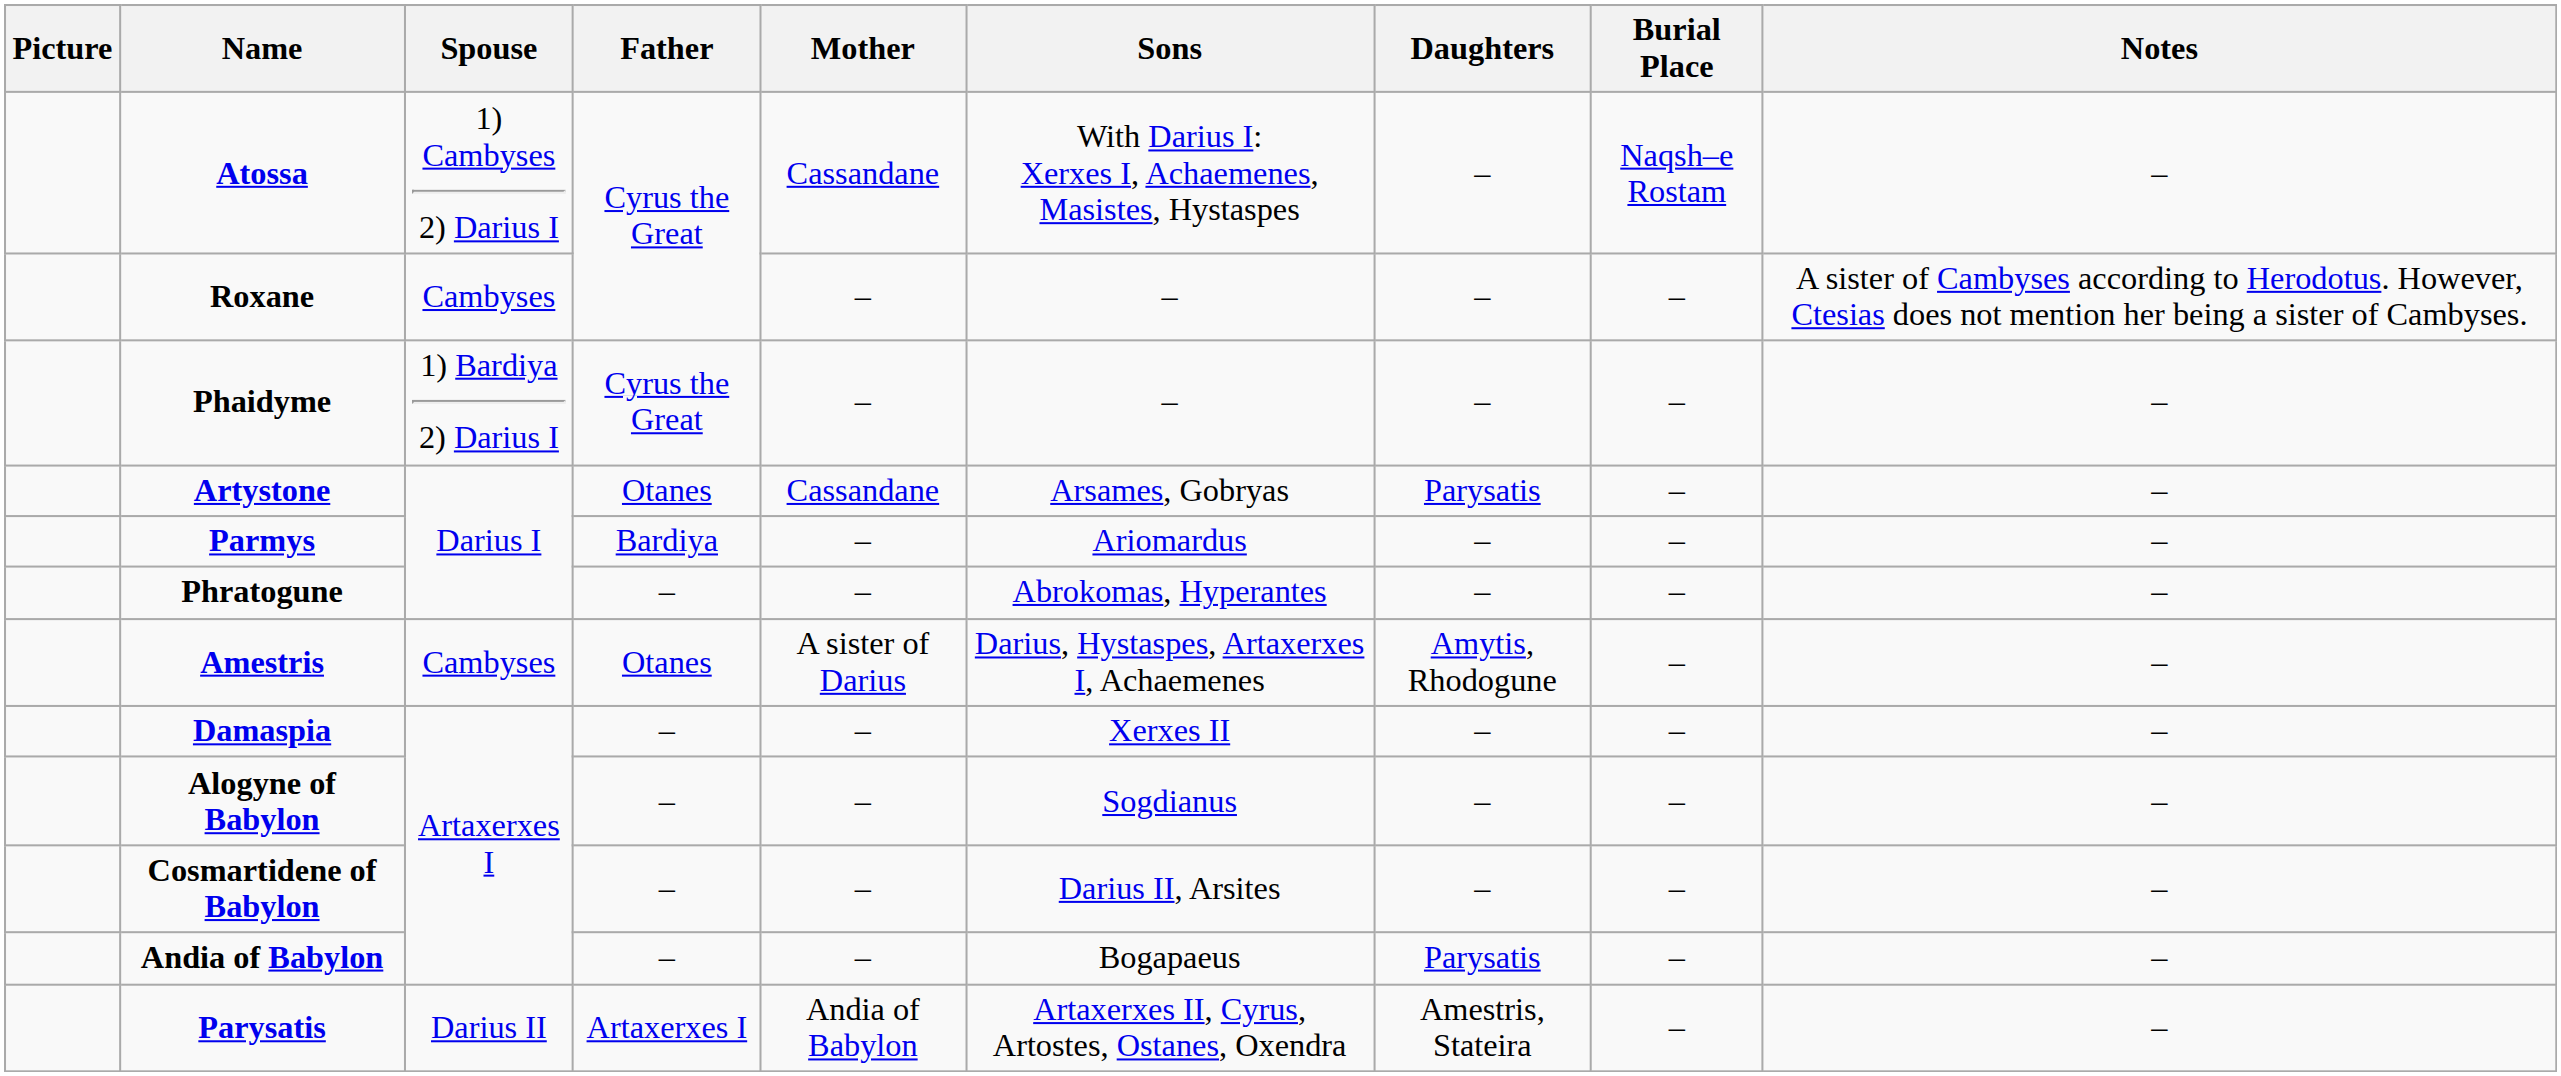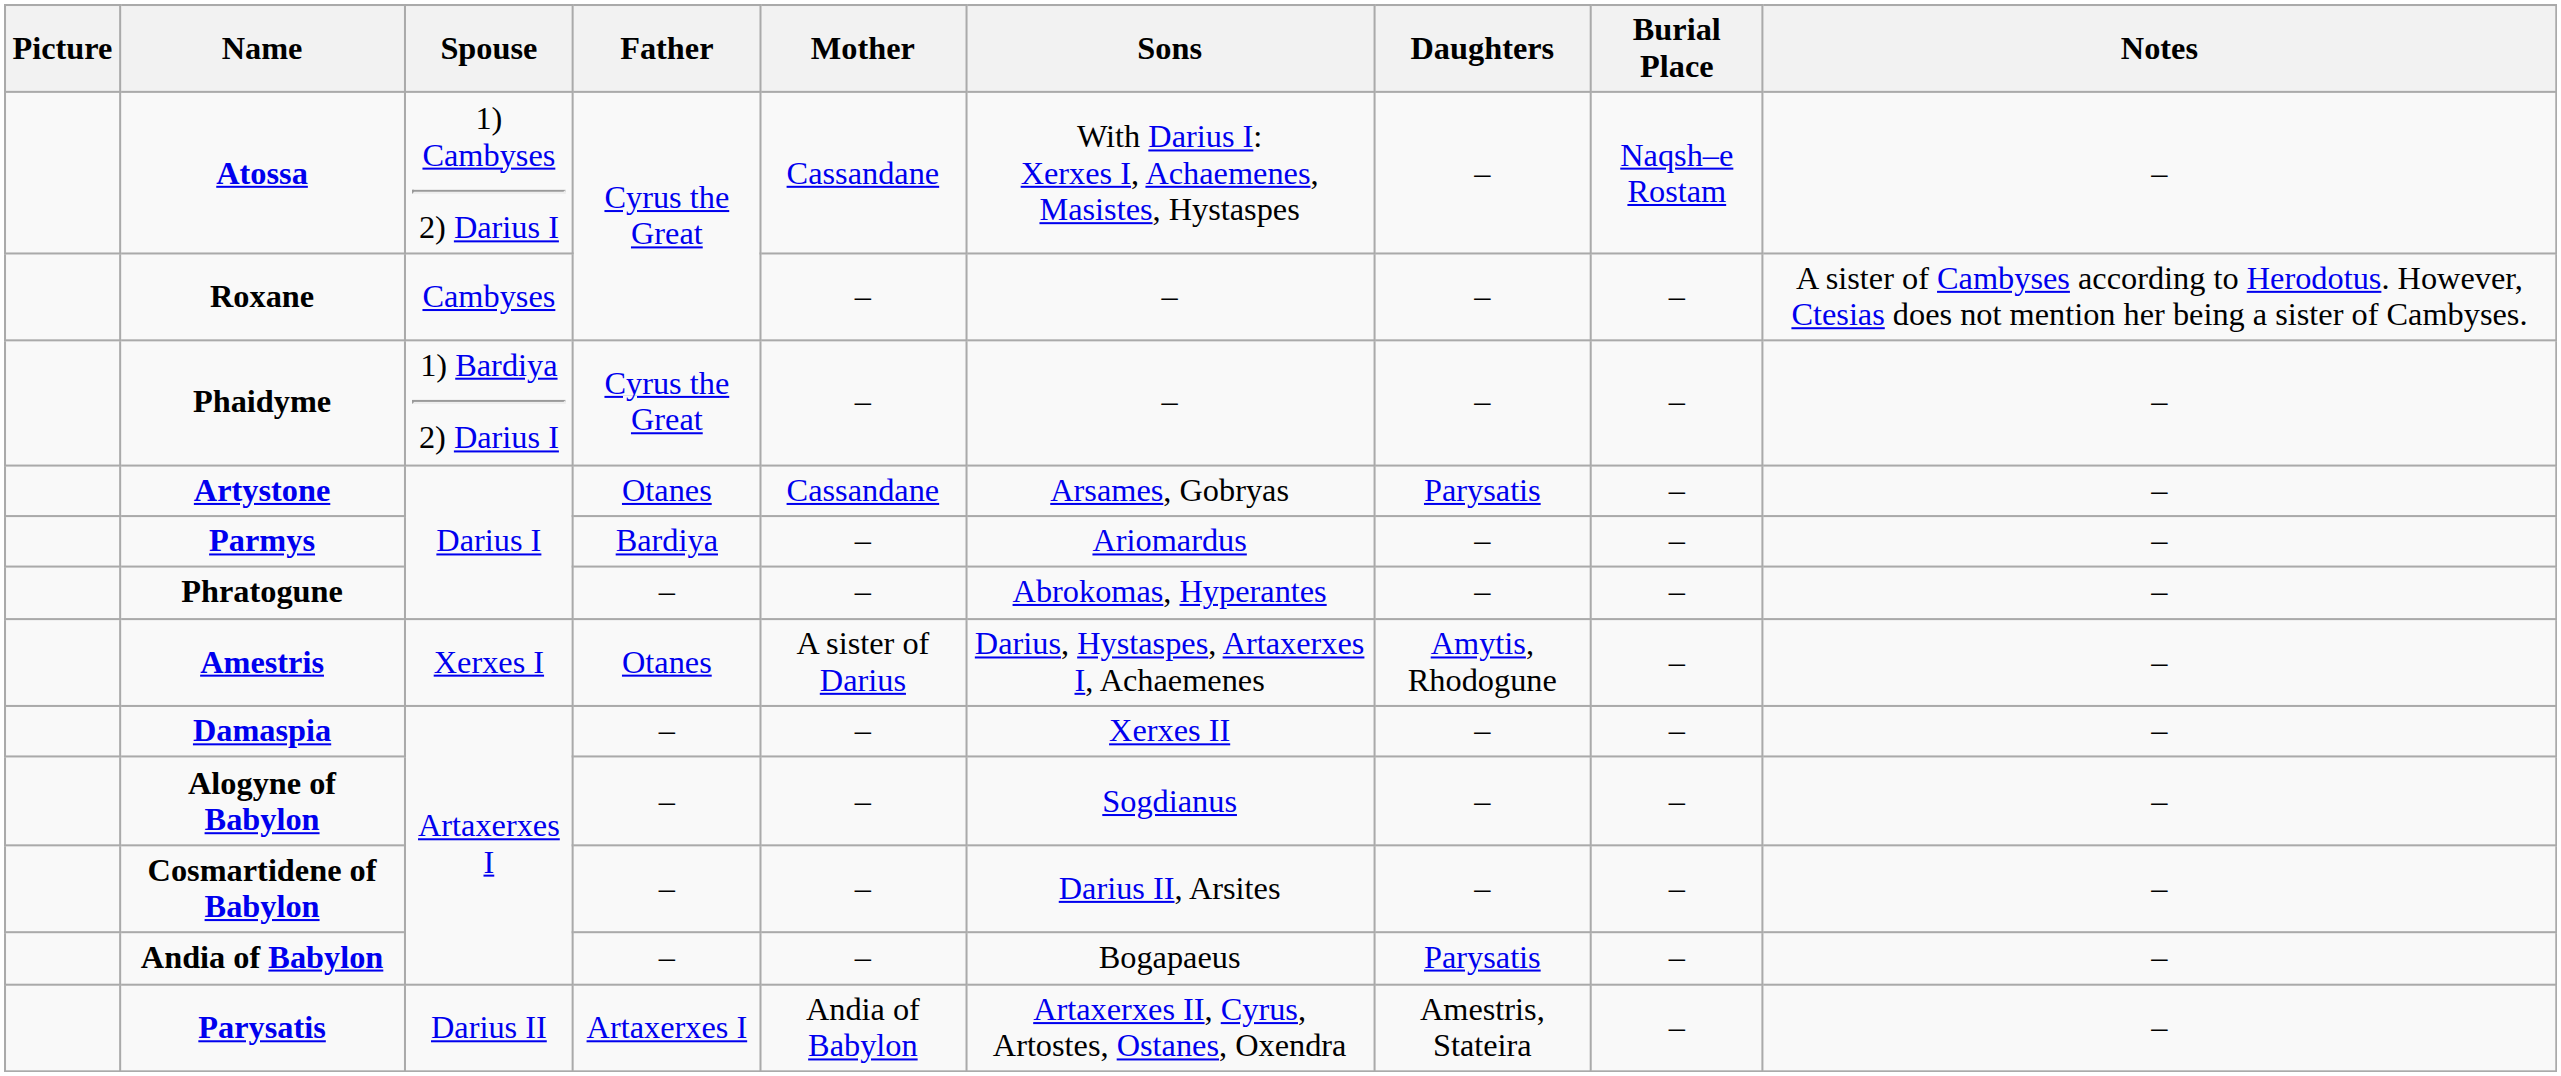(489, 661) Cambyses -> (489, 661) Xerxes I
